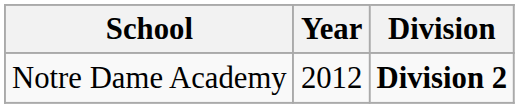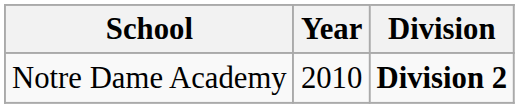(332, 77) 2012 -> (332, 77) 2010
